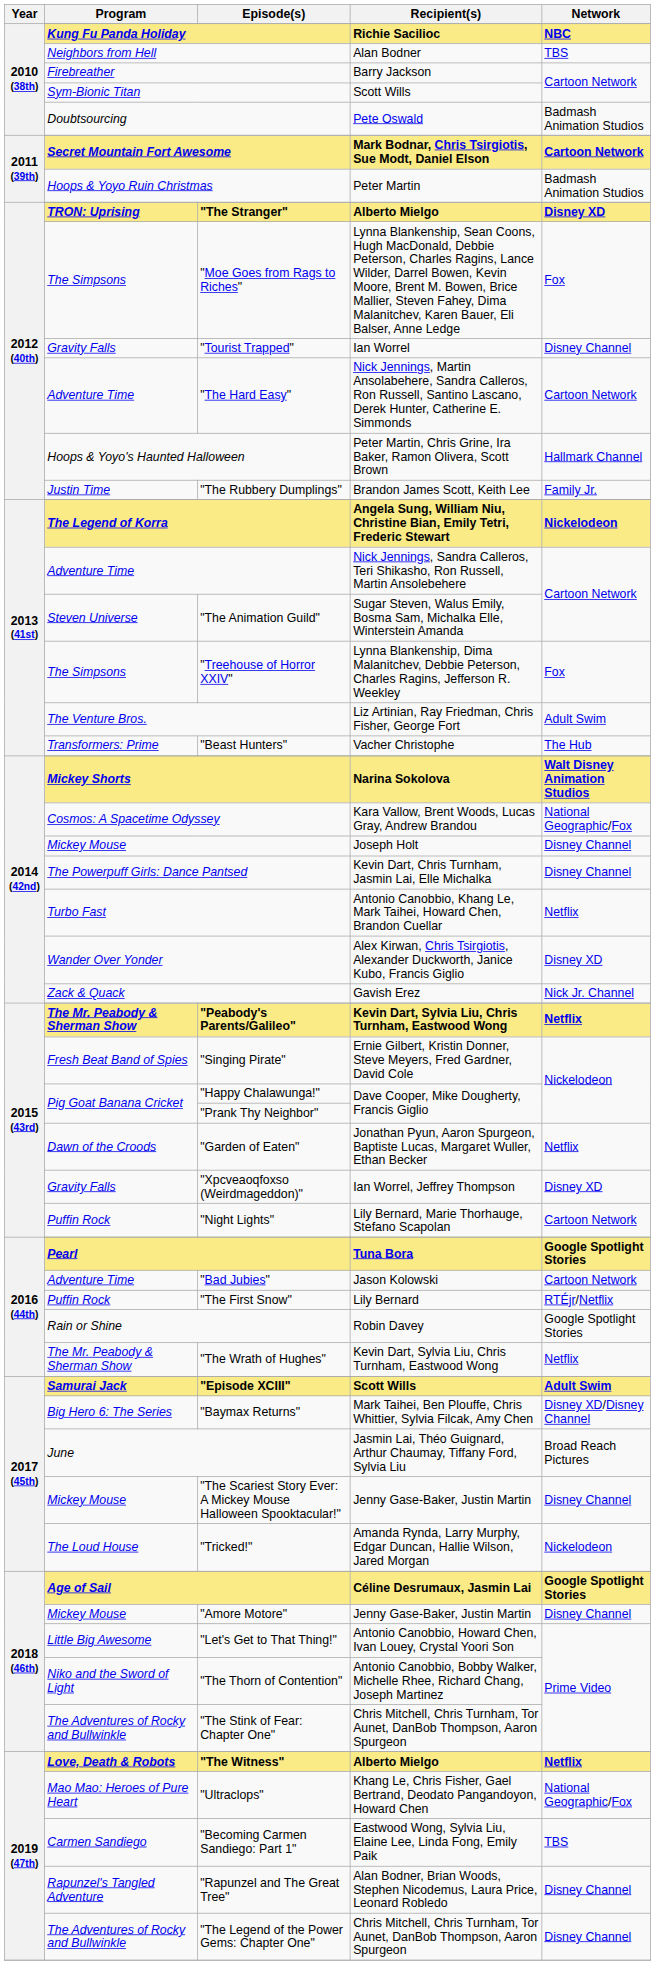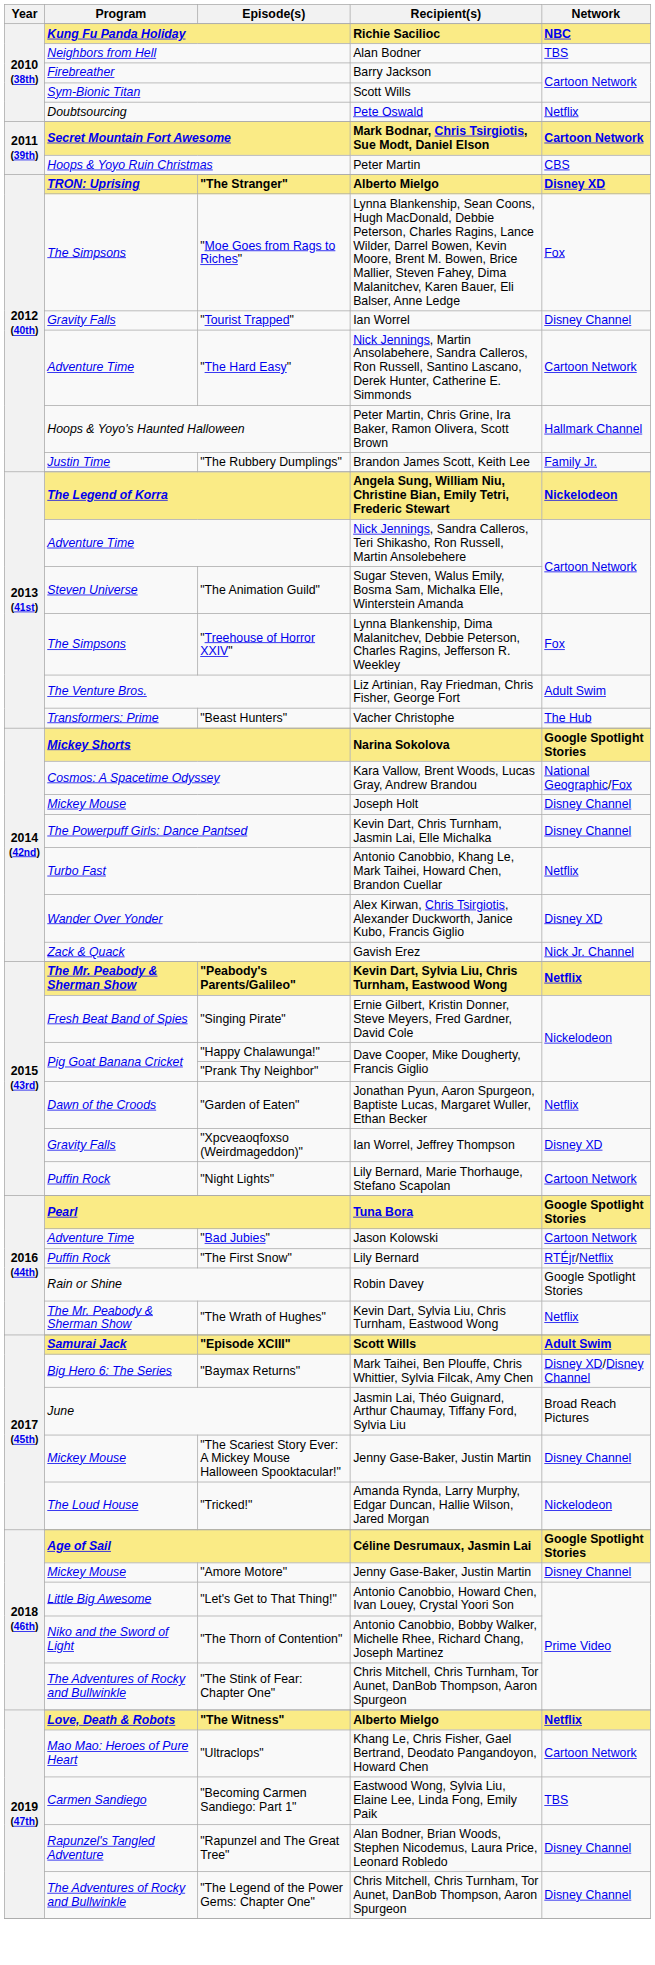(594, 118) Badmash Animation Studios -> (561, 111) Netflix
(594, 185) Badmash Animation Studios -> (557, 164) CBS
(579, 779) Walt Disney Animation Studios -> (594, 744) Google Spotlight Stories
(588, 1795) National Geographic/Fox -> (591, 1753) Cartoon Network
